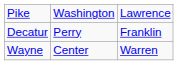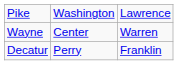rows swapped: (25, 50) <-> (28, 32)
